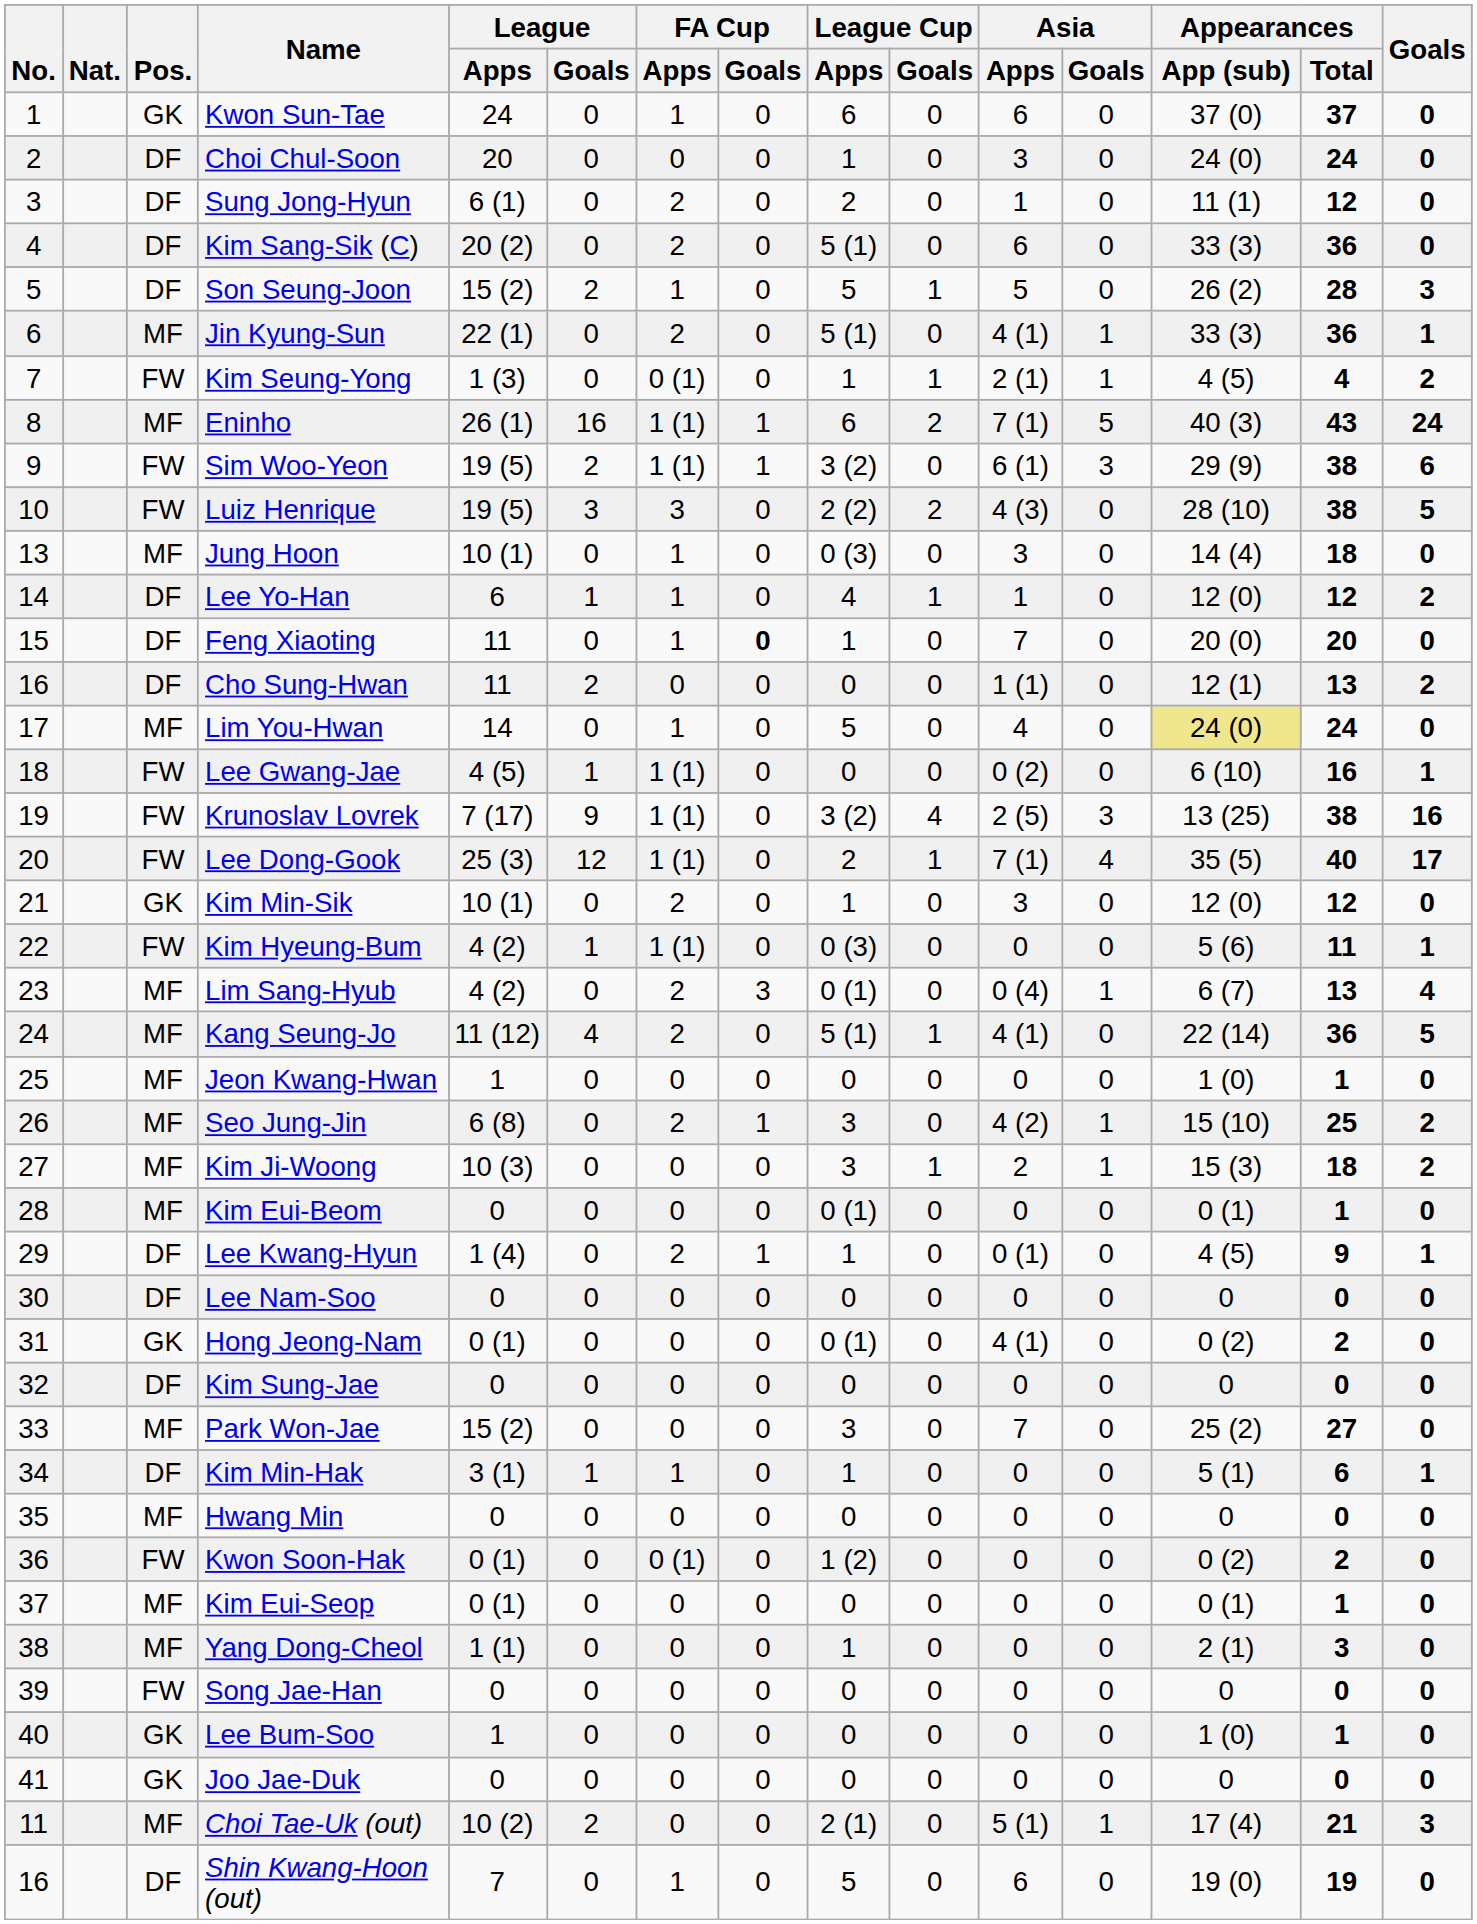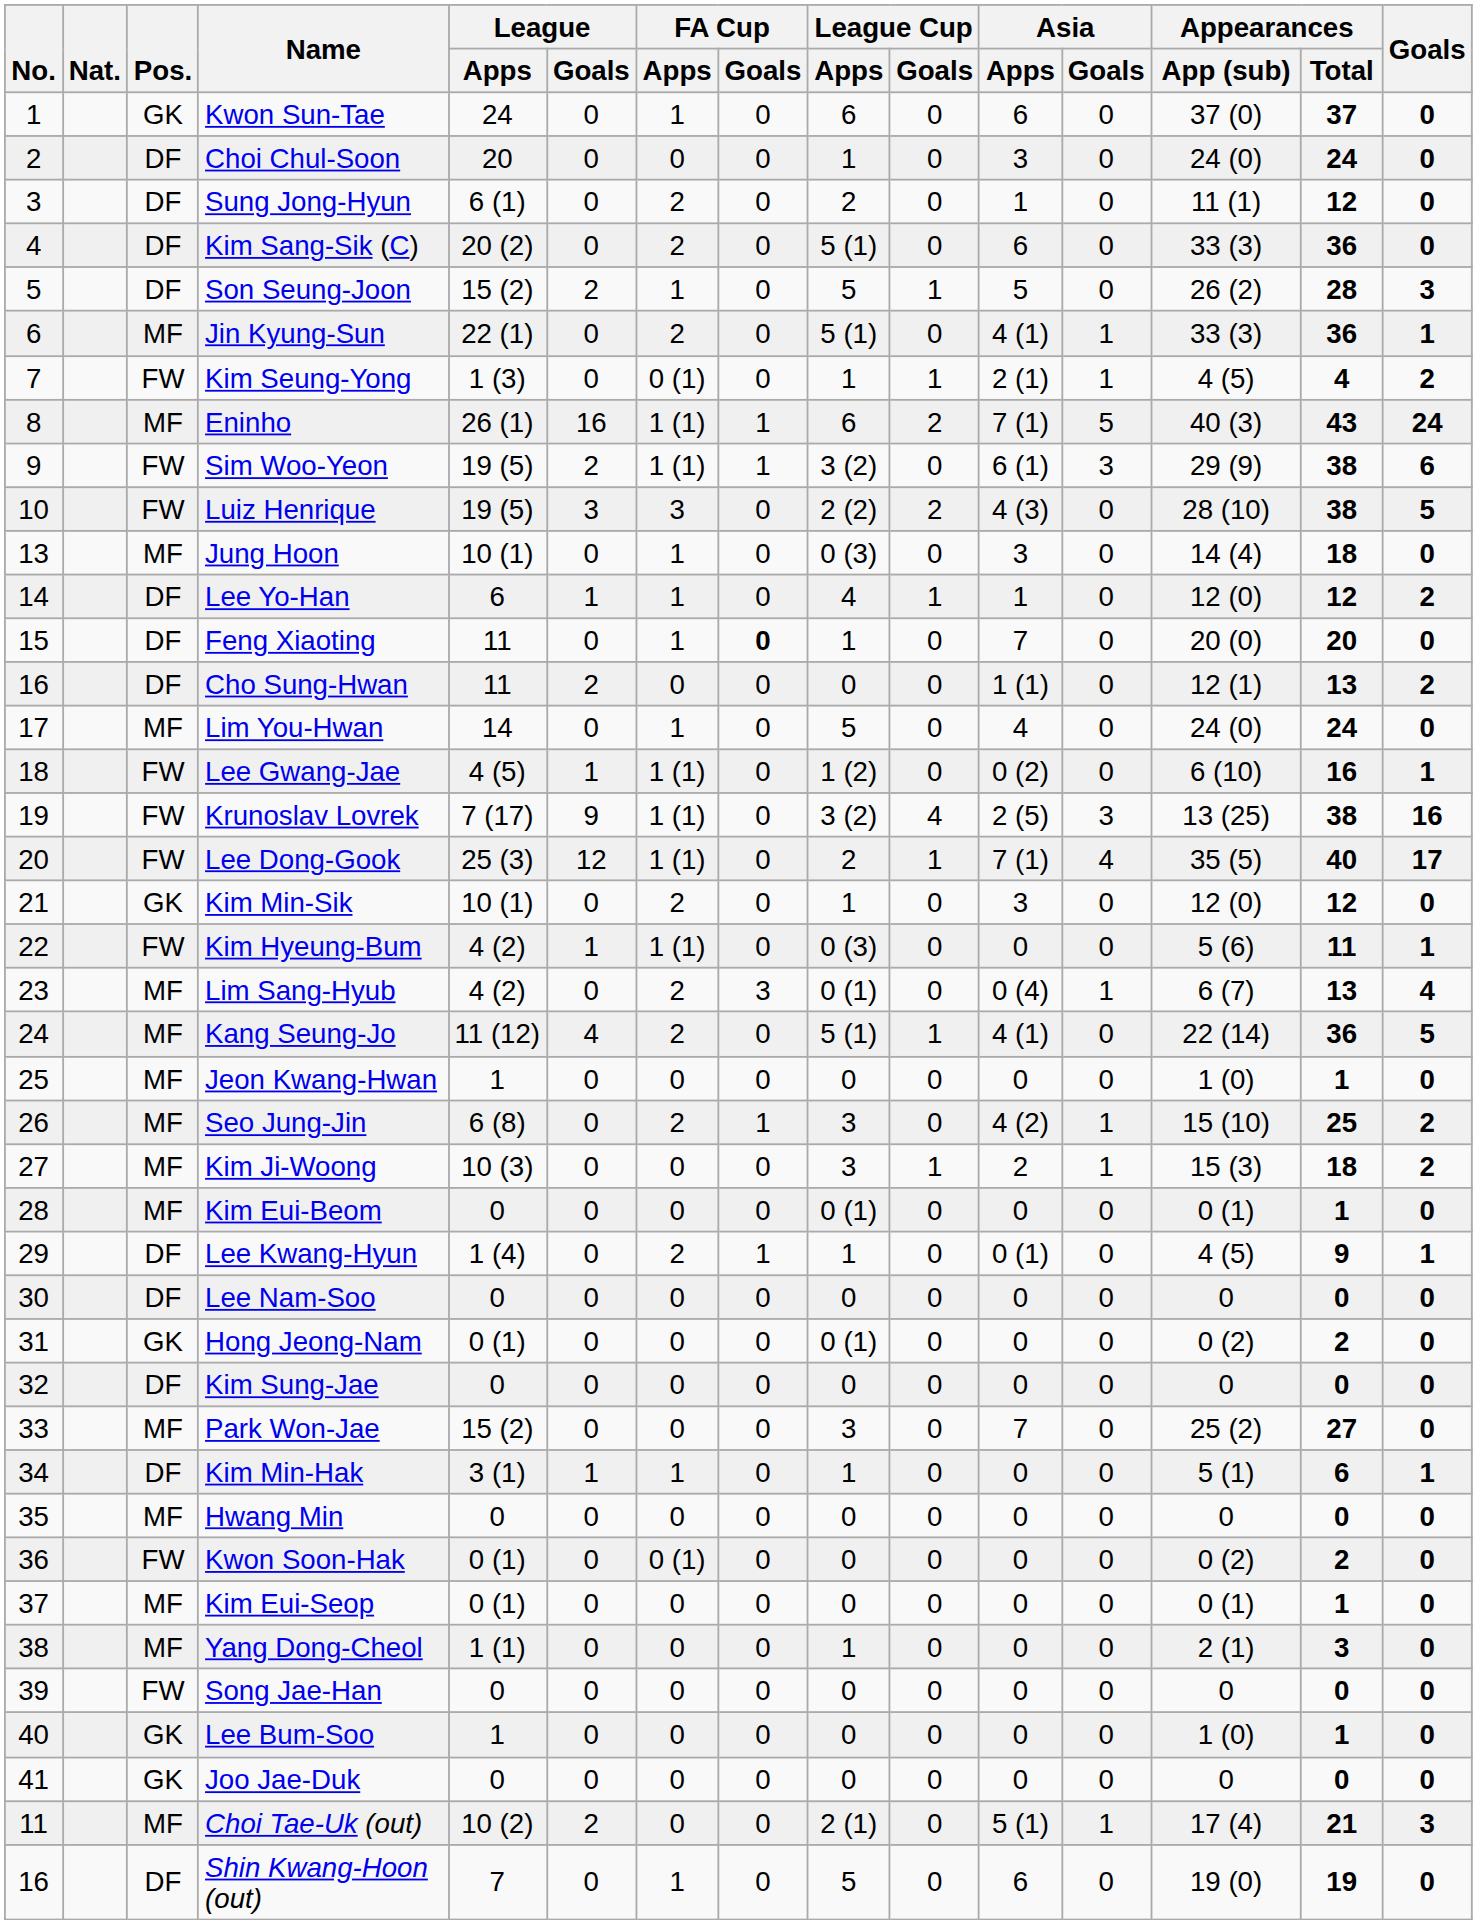(1226, 728) khaki background -> (1226, 728) no background
(849, 771) 0 -> (849, 771) 1 (2)
(1020, 1341) 4 (1) -> (1020, 1341) 0
(849, 1560) 1 (2) -> (849, 1560) 0
